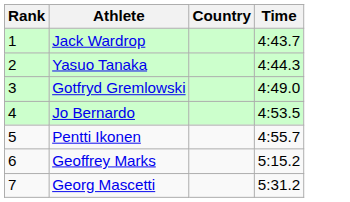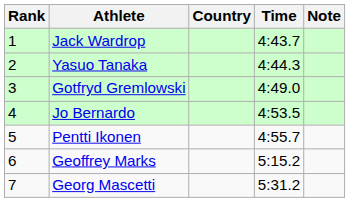+ column: (324, 16)
